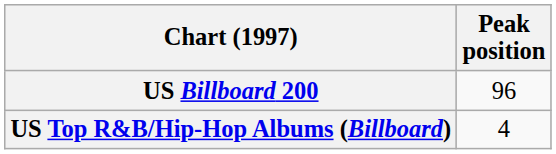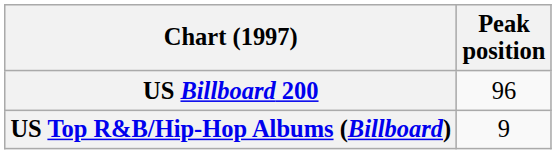(504, 129) 4 -> (504, 129) 9
